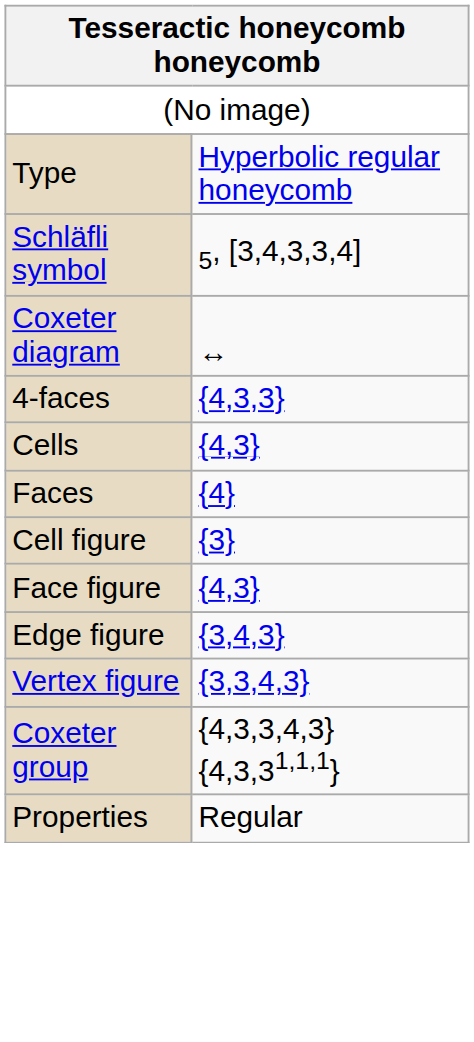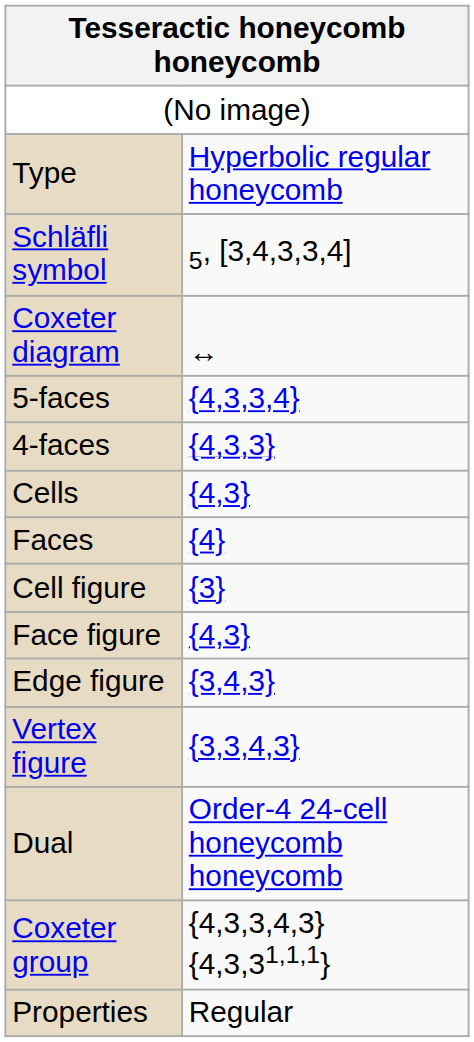+ row: (61, 398)
+ row: (43, 843)
